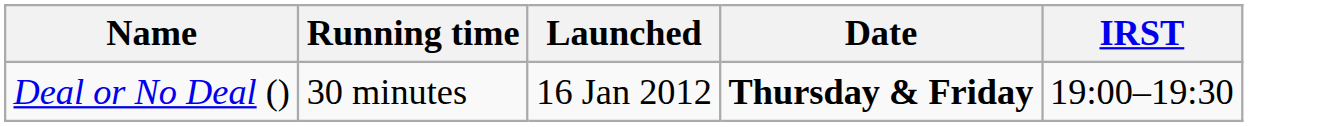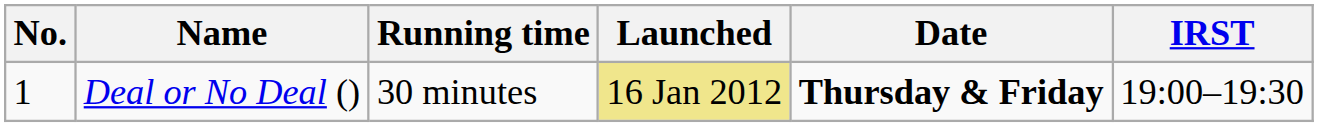+ column: (40, 33)
(624, 90) no background -> (694, 90) khaki background
